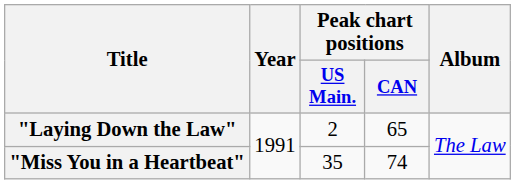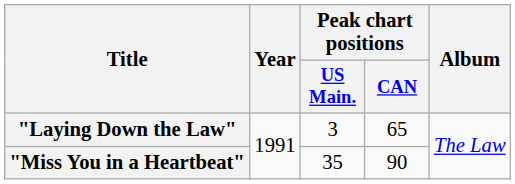(333, 129) 2 -> (333, 129) 3
(397, 162) 74 -> (397, 162) 90
